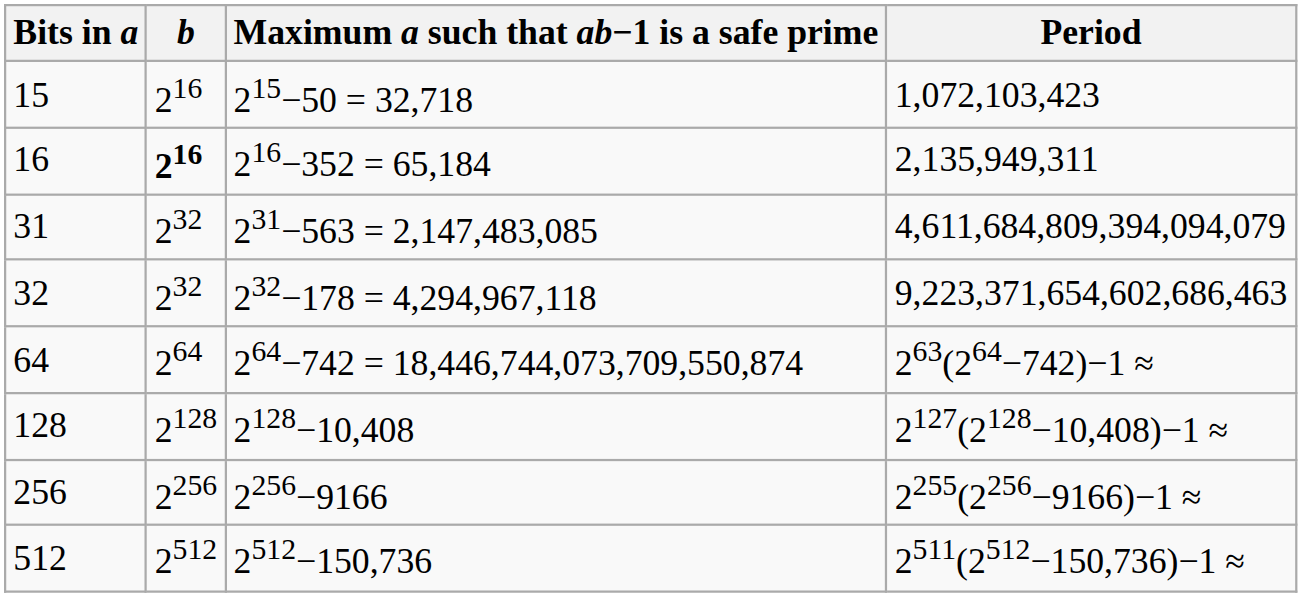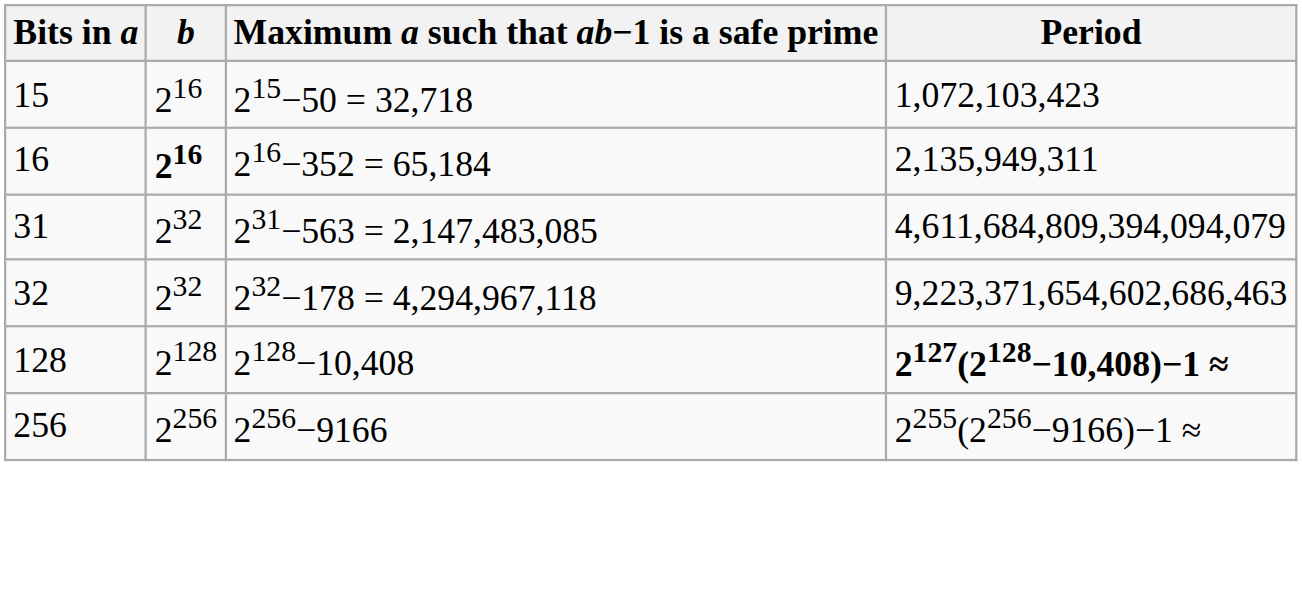- row: (31, 359)
(1061, 425) normal -> (1062, 359) bold
- row: (40, 557)
